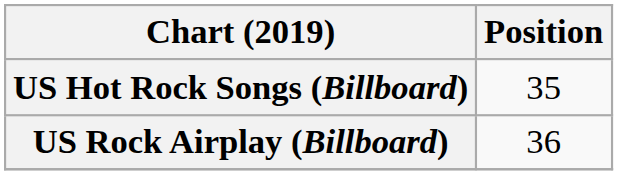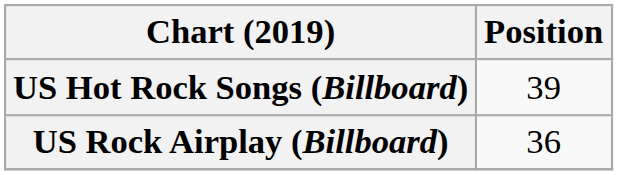(544, 86) 35 -> (544, 86) 39
